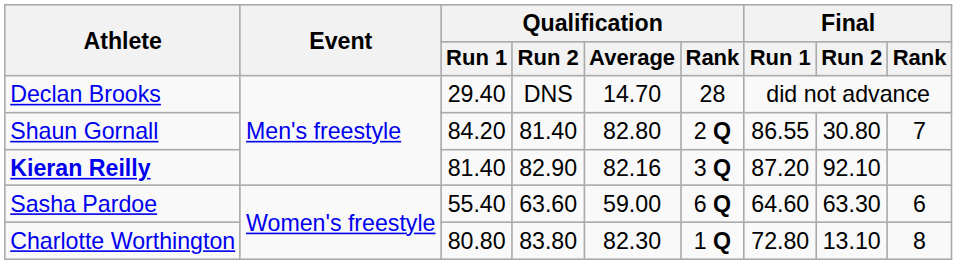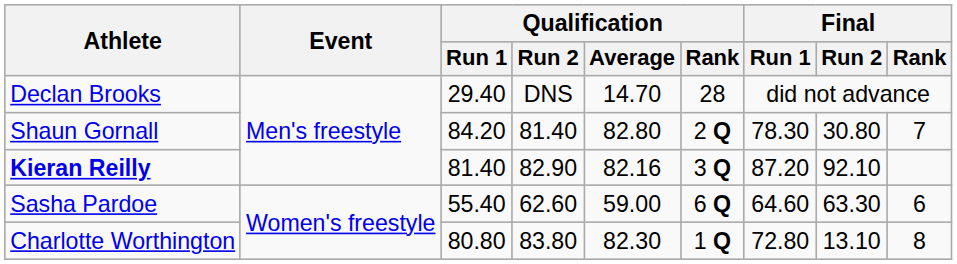(780, 131) 86.55 -> (780, 131) 78.30
(548, 205) 63.60 -> (548, 205) 62.60
